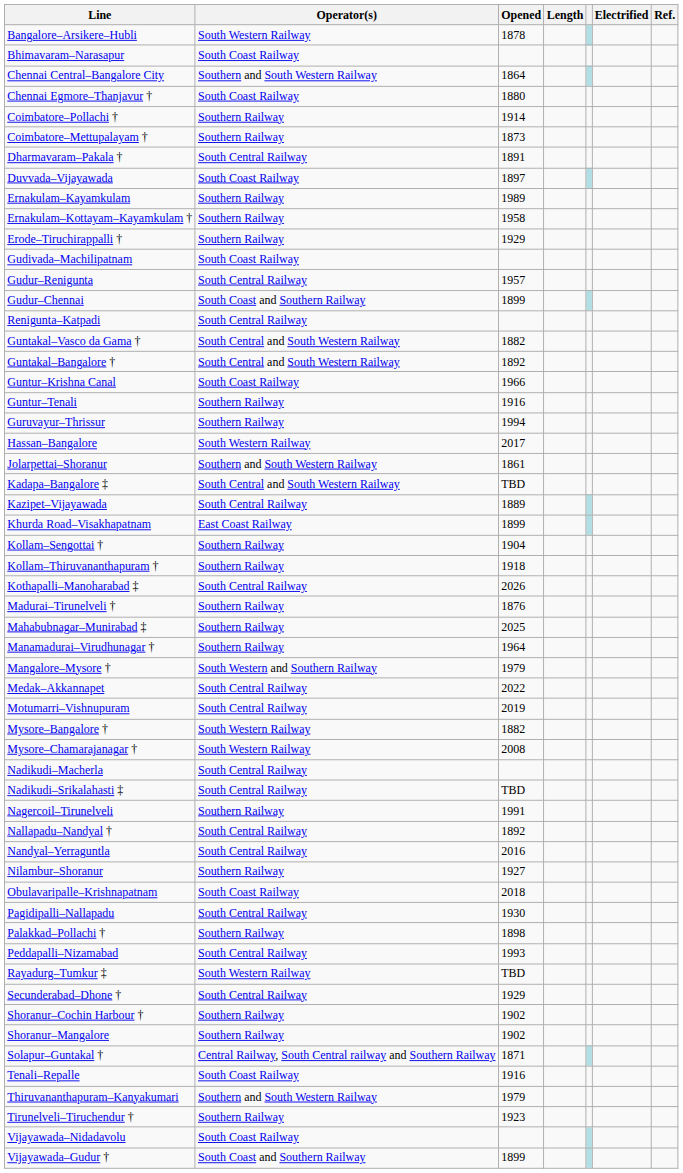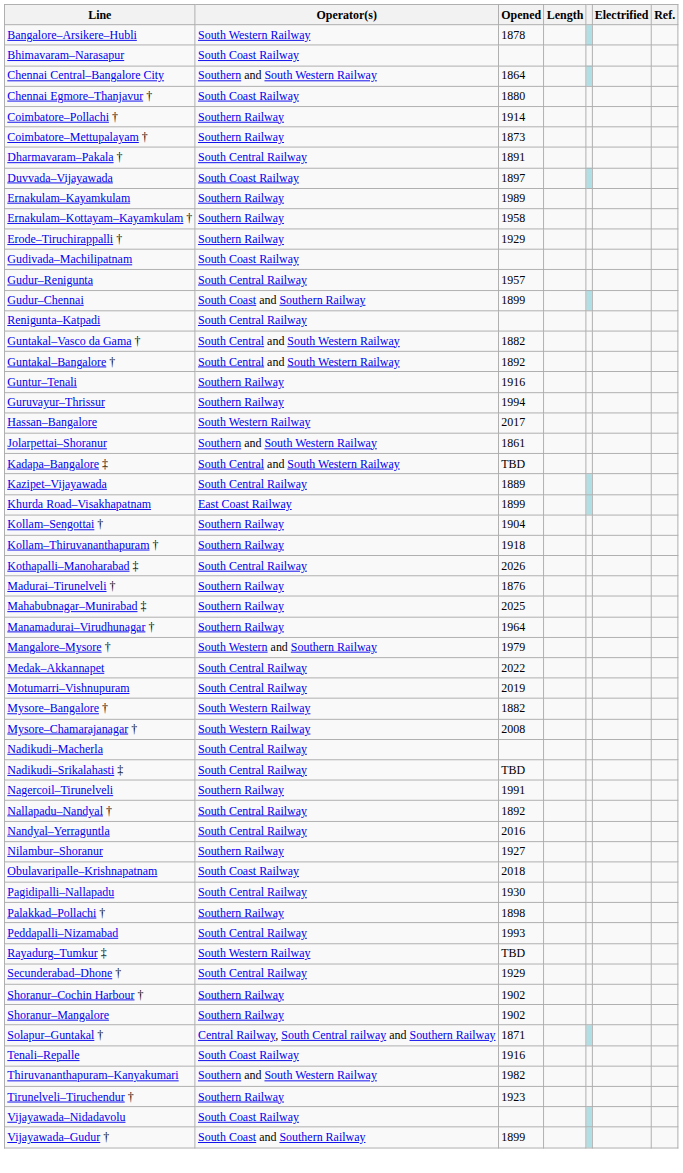- row: (62, 382)
(513, 1096) 1979 -> (513, 1076) 1982
